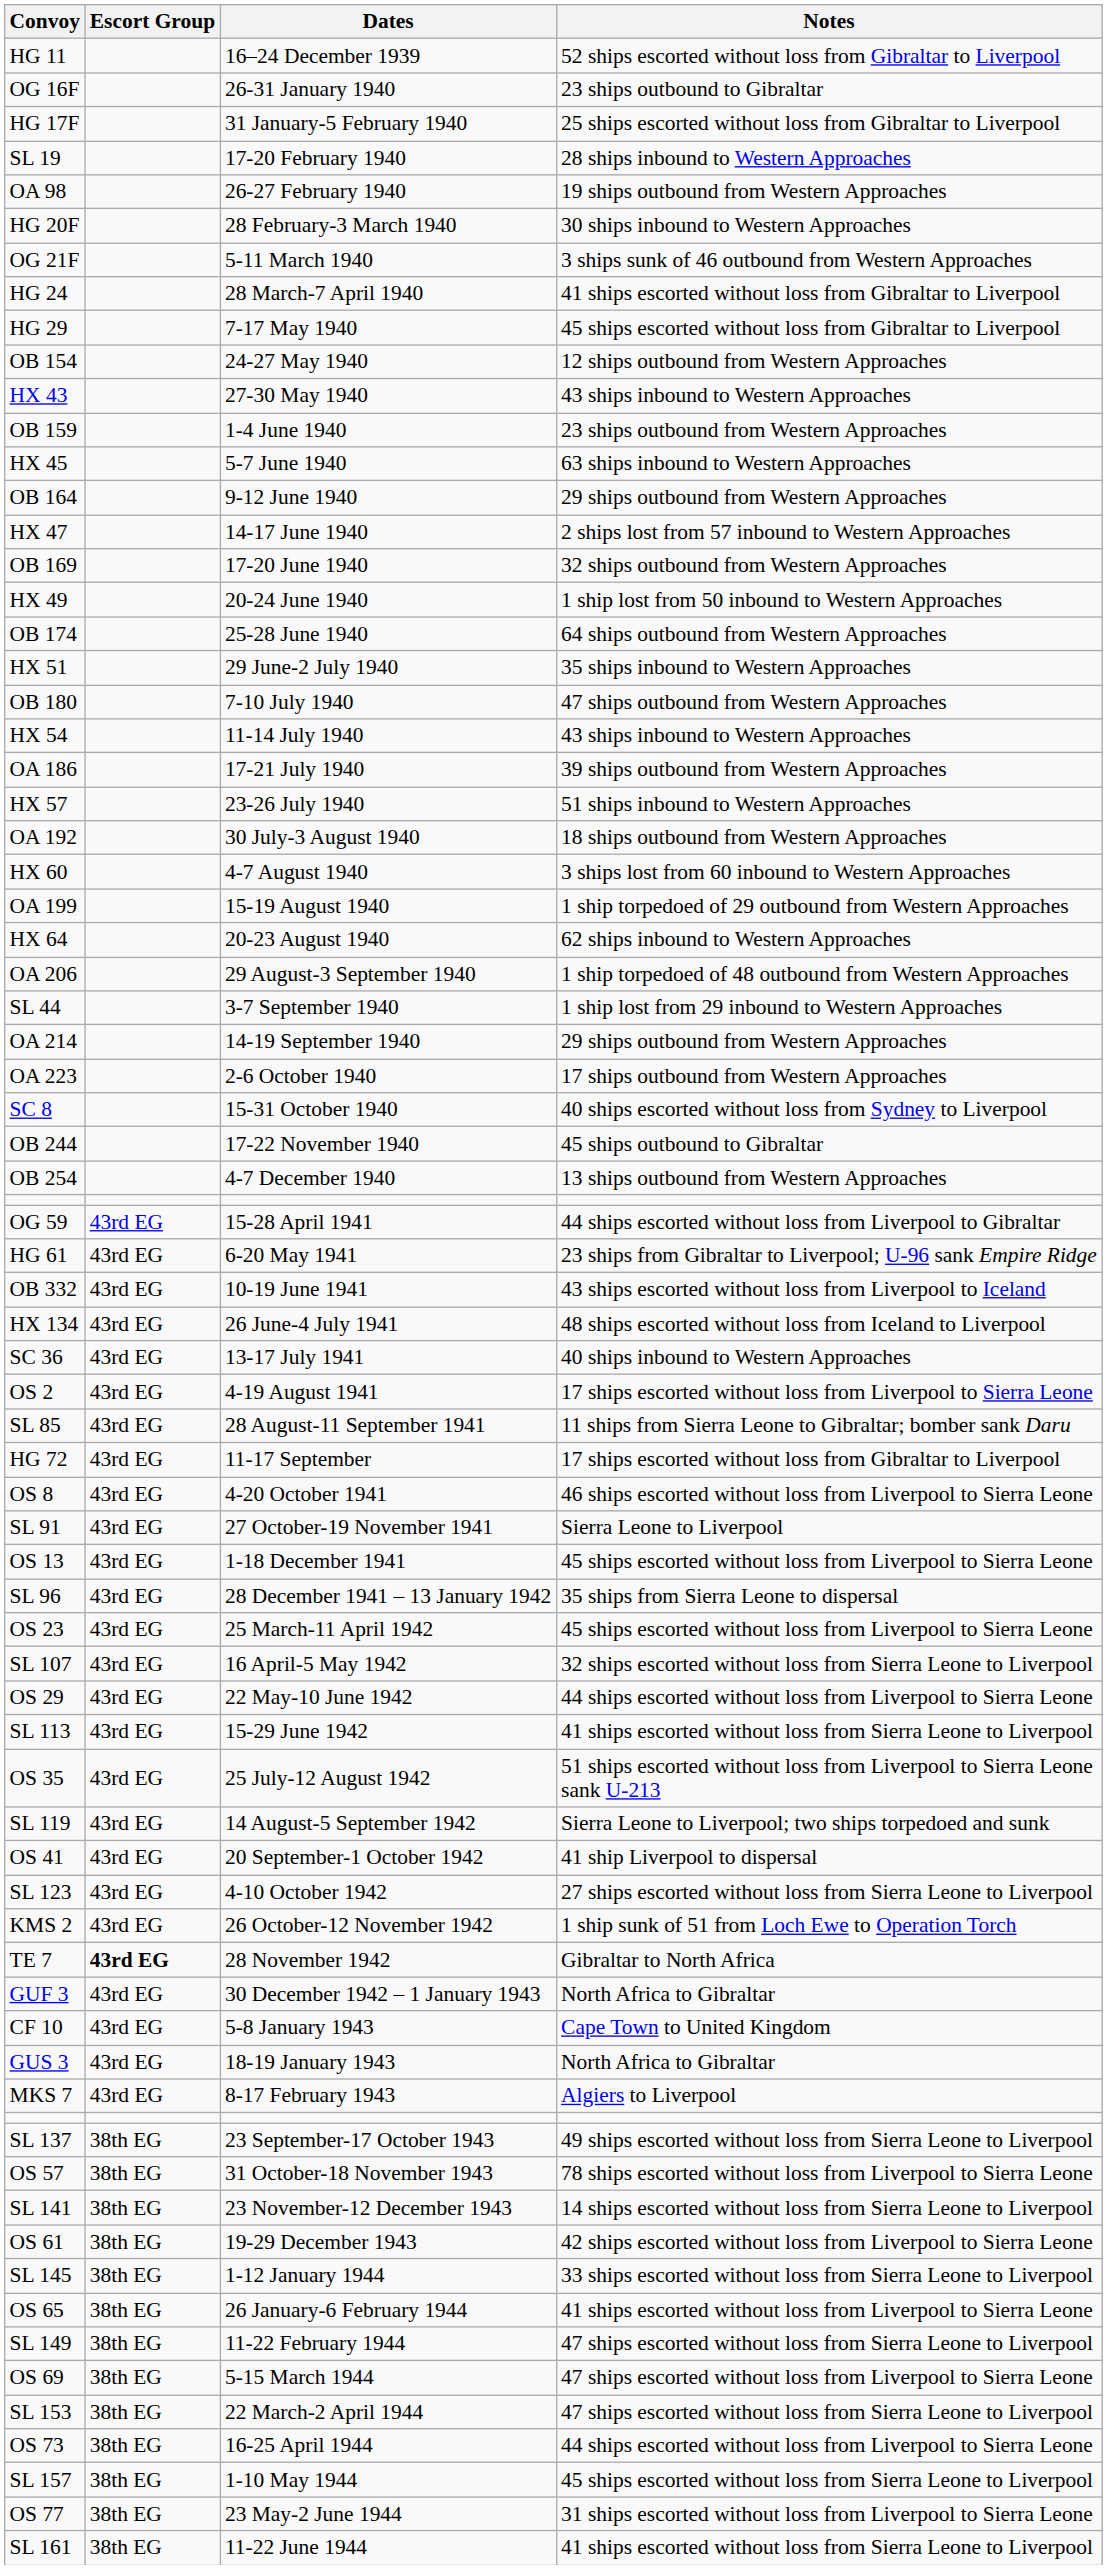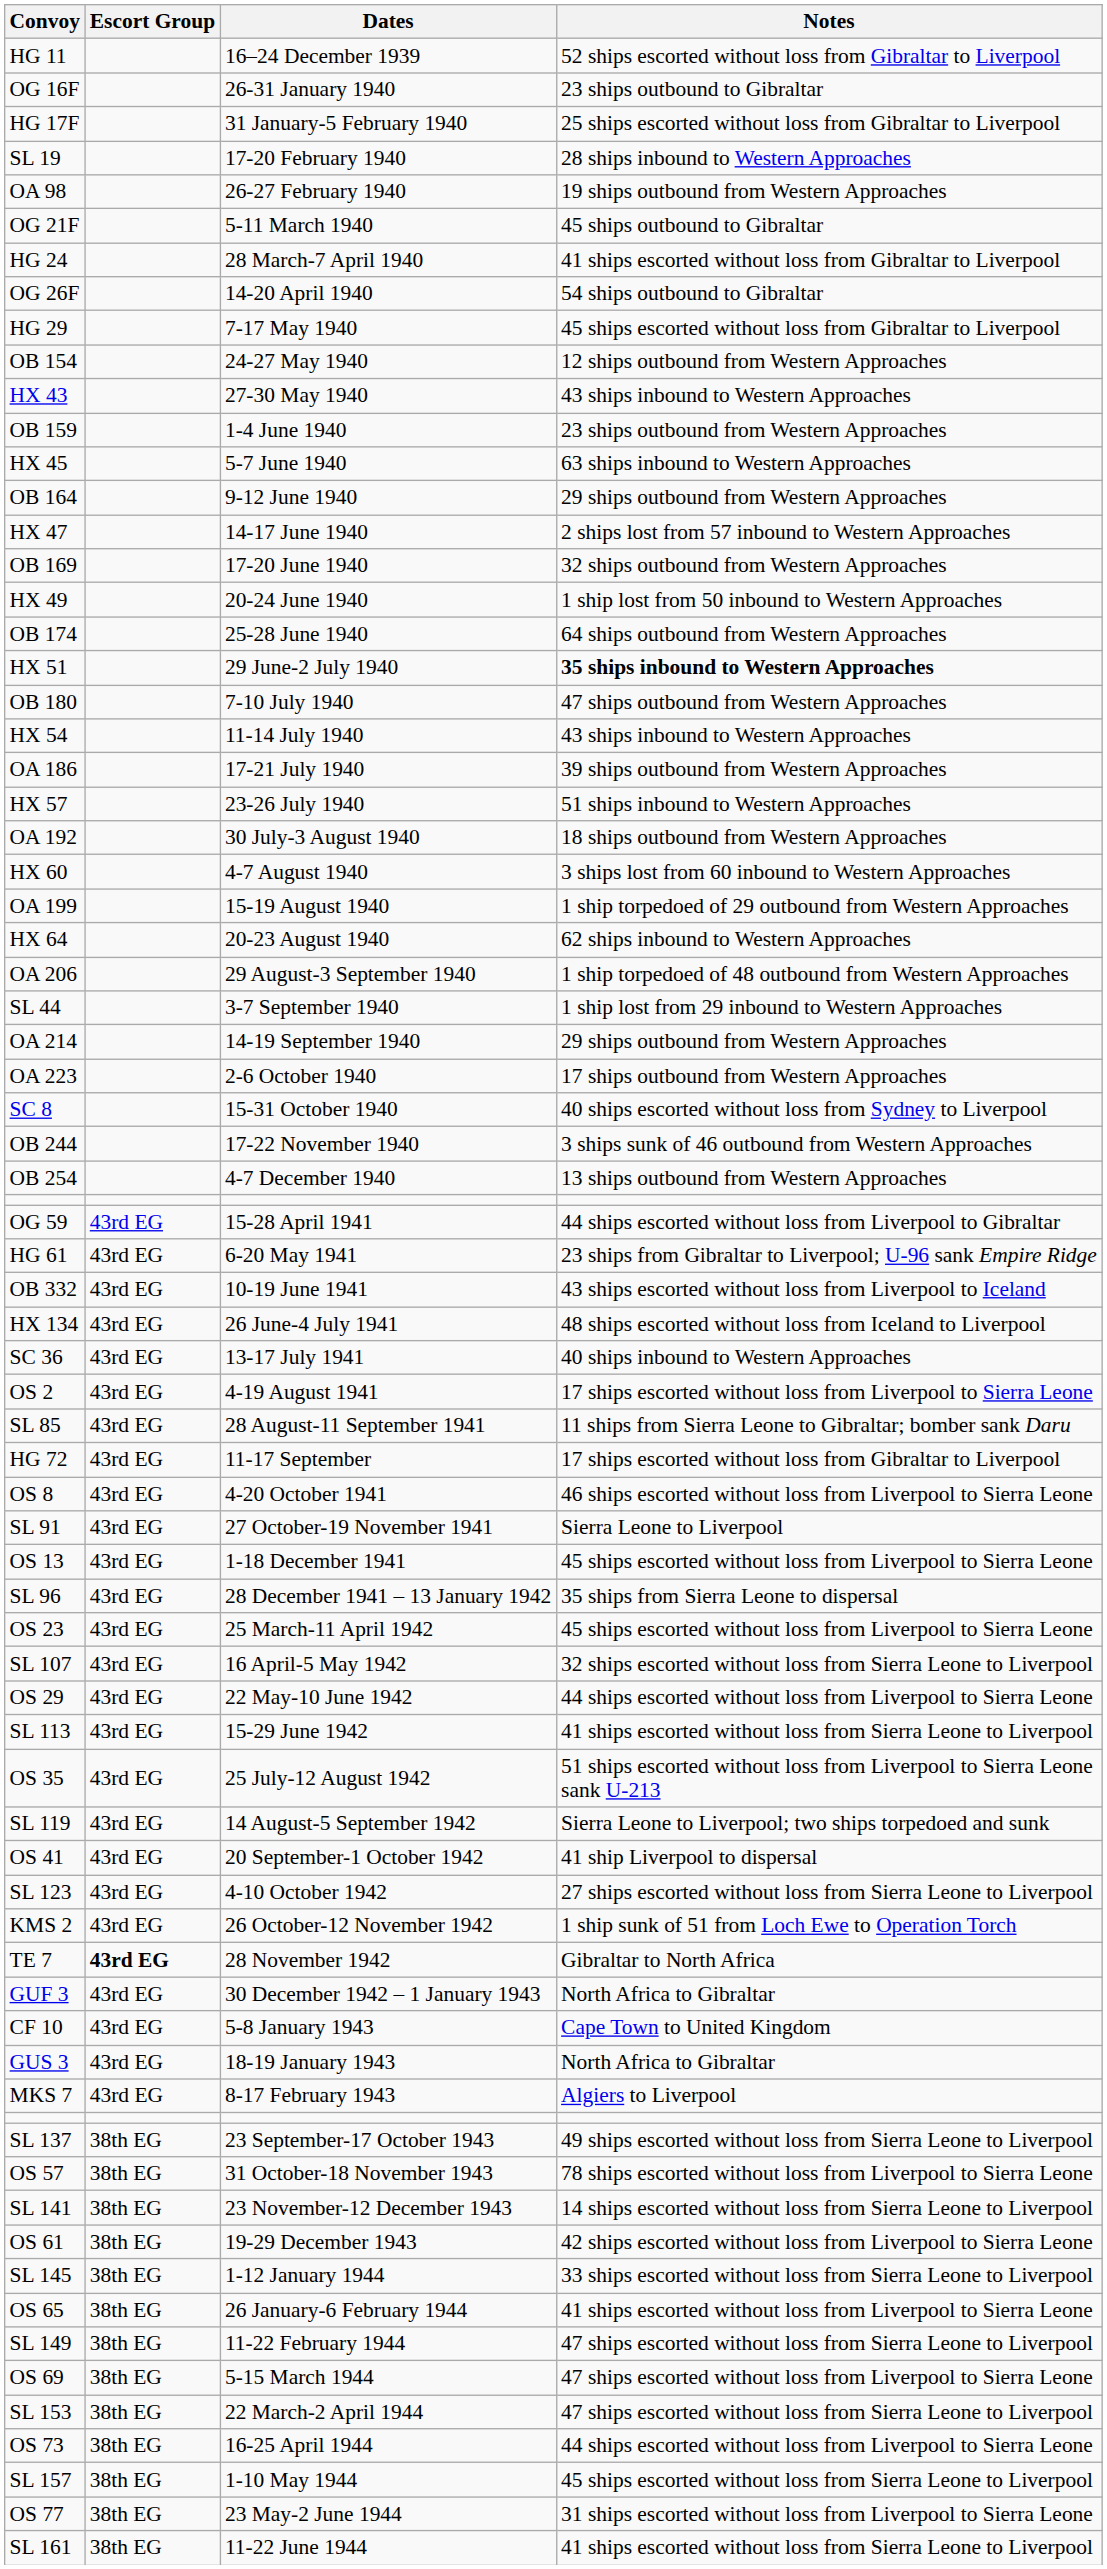- row: (44, 225)
(796, 259) 3 ships sunk of 46 outbound from Western Approaches -> (692, 225) 45 ships outbound to Gibraltar
+ row: (44, 293)
(736, 667) normal -> (747, 667) bold
(692, 1143) 45 ships outbound to Gibraltar -> (796, 1143) 3 ships sunk of 46 outbound from Western Approaches
